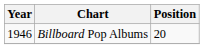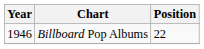(160, 33) 20 -> (160, 33) 22
